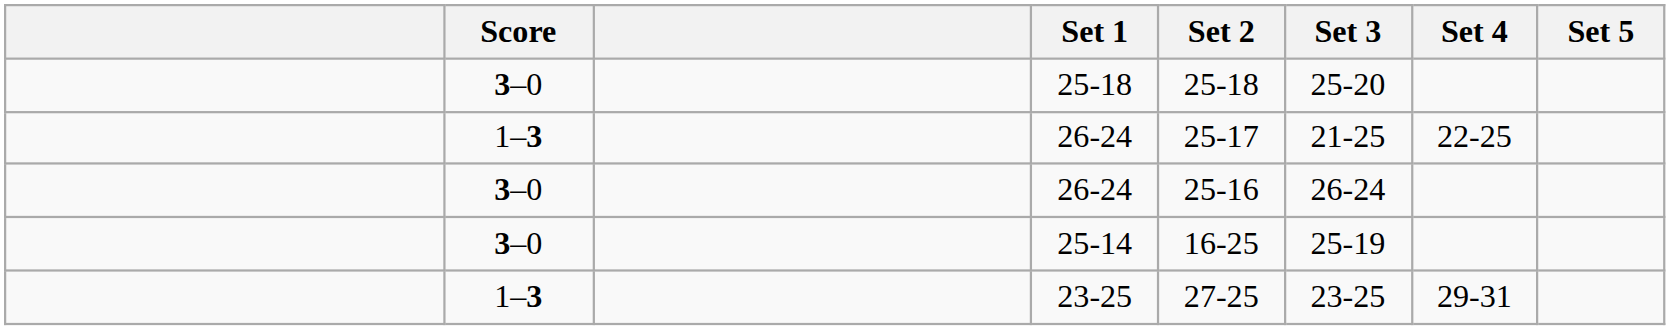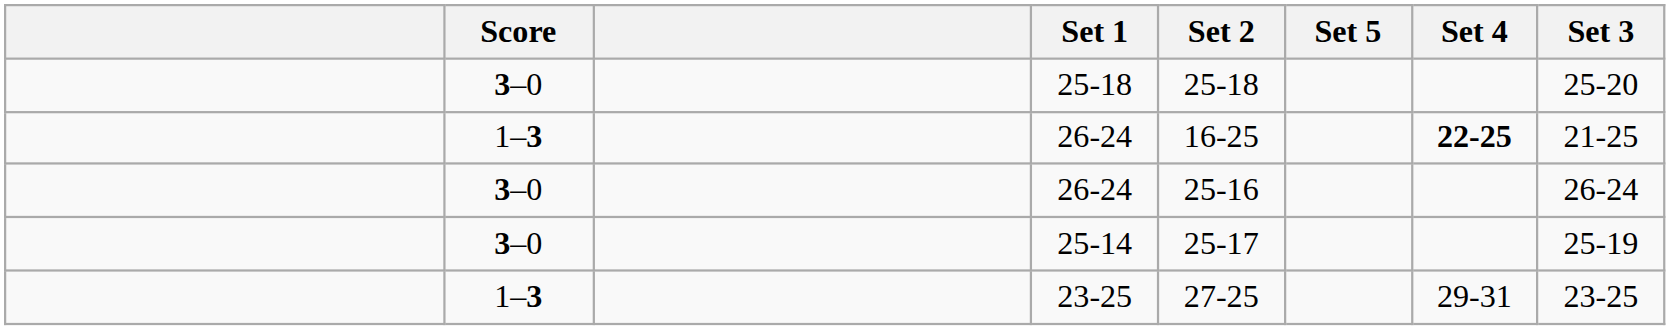columns swapped: (1348, 31) <-> (1601, 31)
(1221, 137) 25-17 -> (1221, 137) 16-25
(1474, 137) normal -> (1474, 137) bold
(1221, 243) 16-25 -> (1221, 243) 25-17
